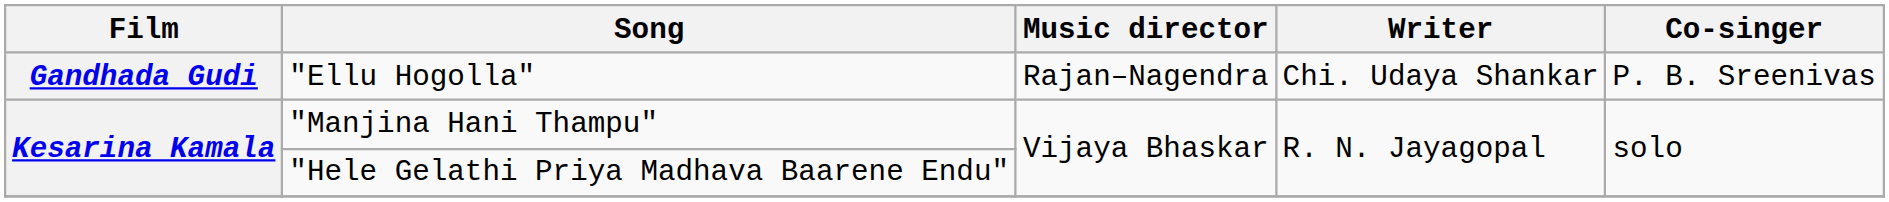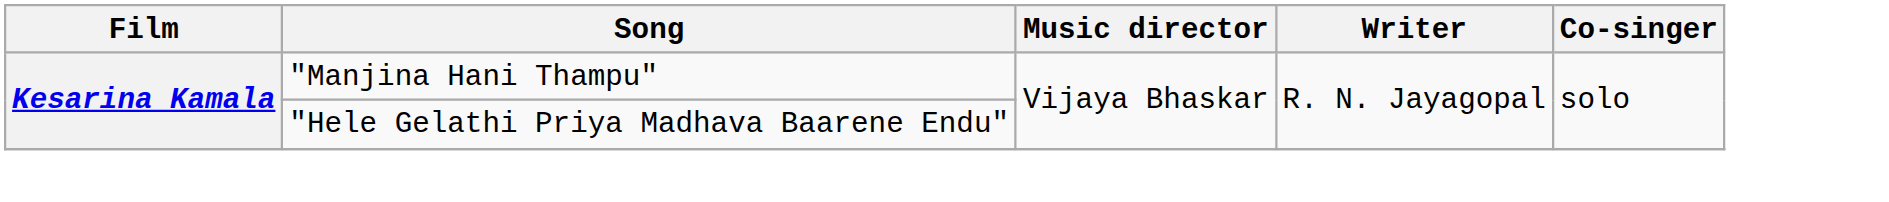- row: (412, 77)
